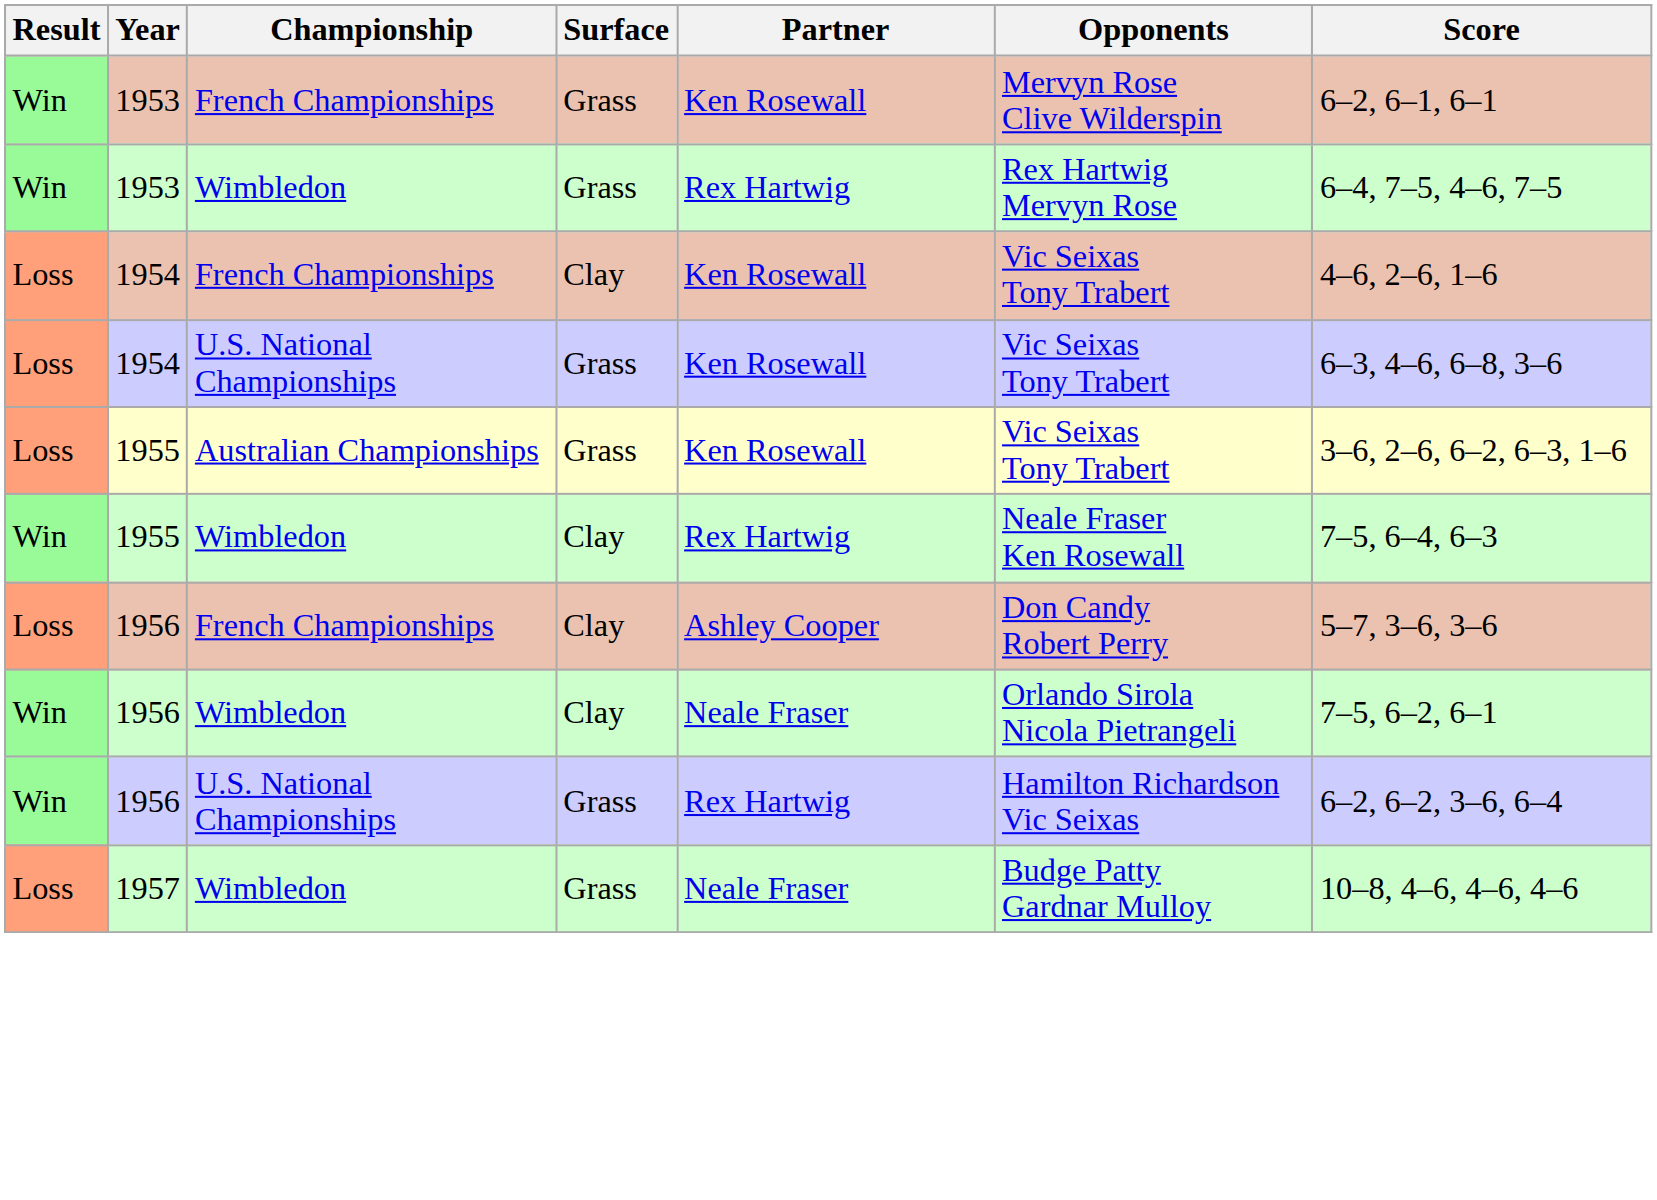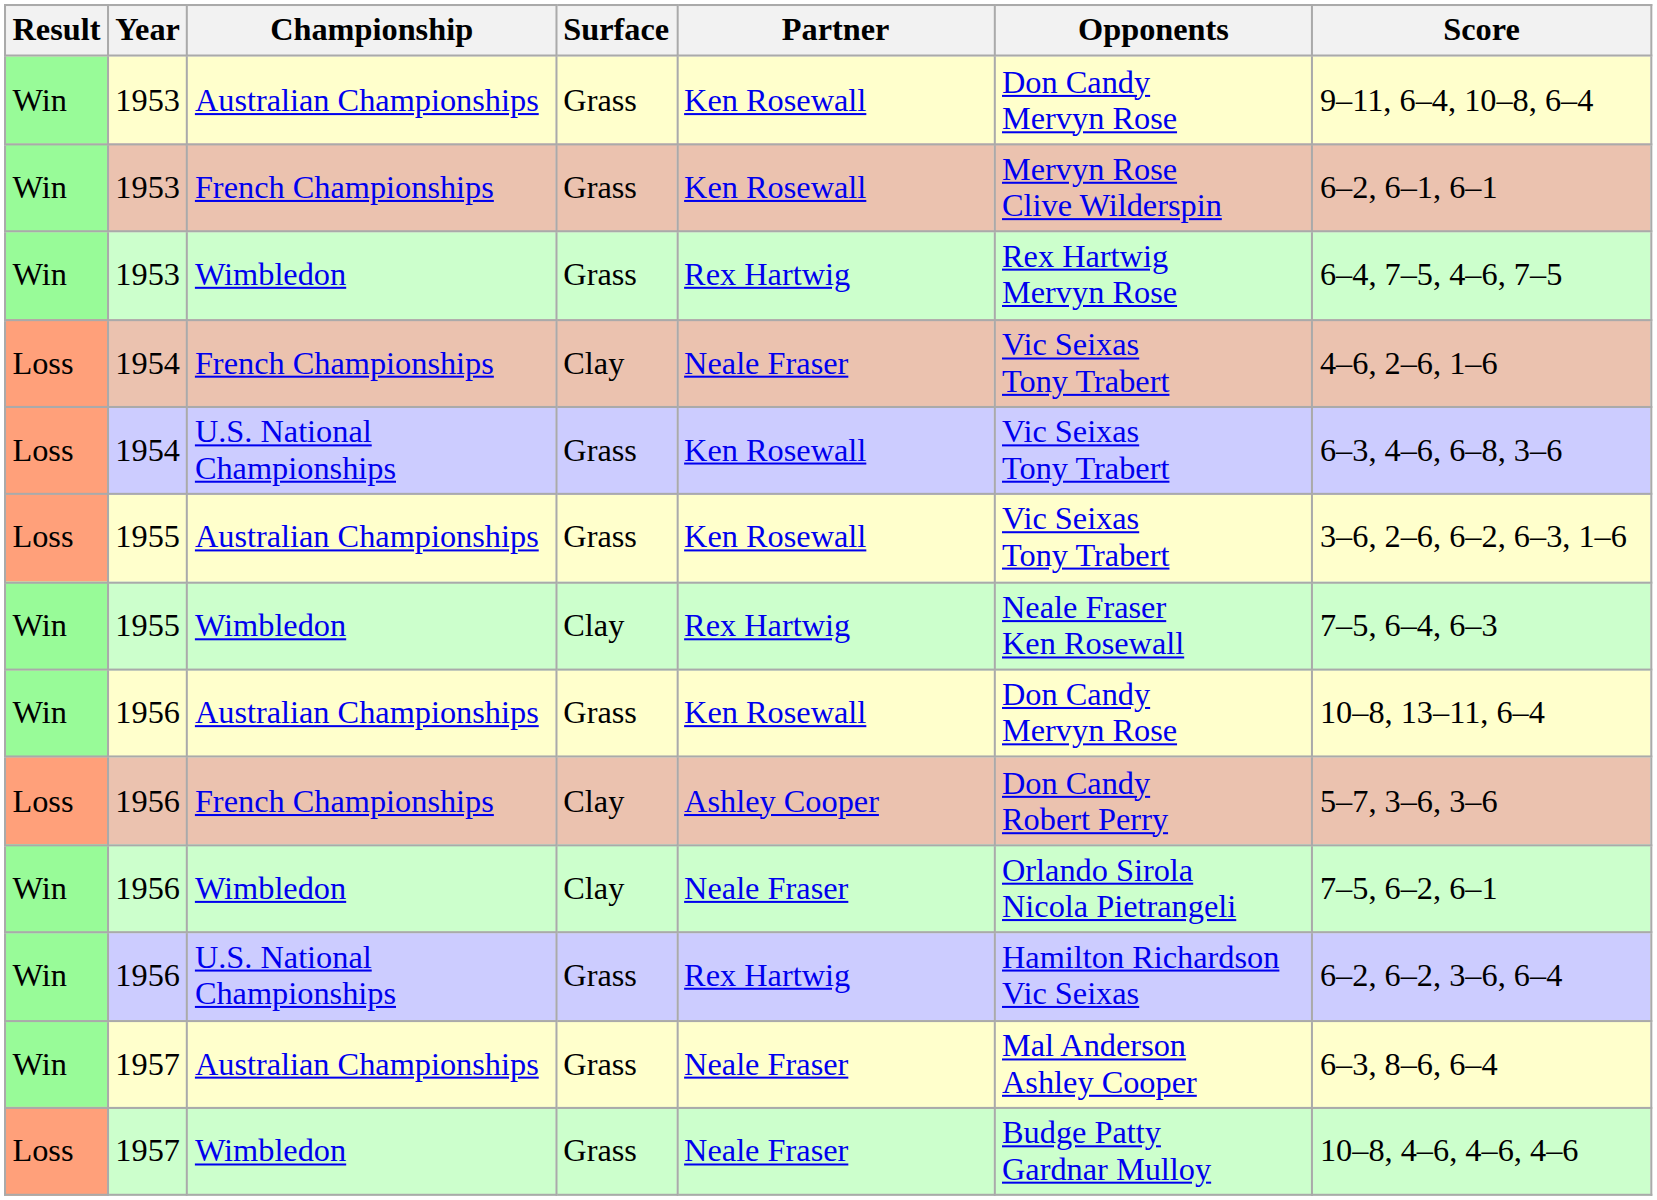+ row: (148, 99)
(775, 274) Ken Rosewall -> (766, 362) Neale Fraser
+ row: (148, 712)
+ row: (148, 1063)
